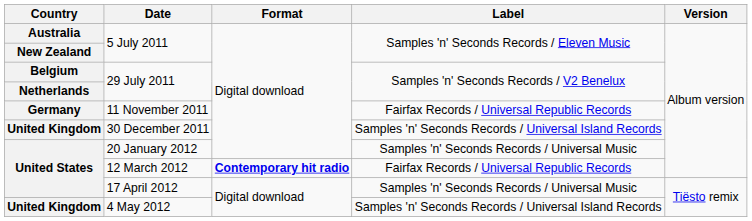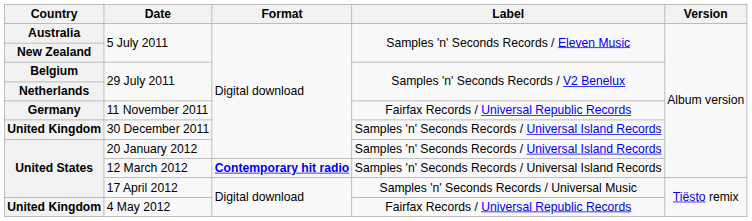(508, 149) Samples 'n' Seconds Records / Universal Music -> (508, 149) Samples 'n' Seconds Records / Universal Island Records
(508, 168) Fairfax Records / Universal Republic Records -> (508, 168) Samples 'n' Seconds Records / Universal Island Records
(508, 206) Samples 'n' Seconds Records / Universal Island Records -> (508, 206) Fairfax Records / Universal Republic Records
